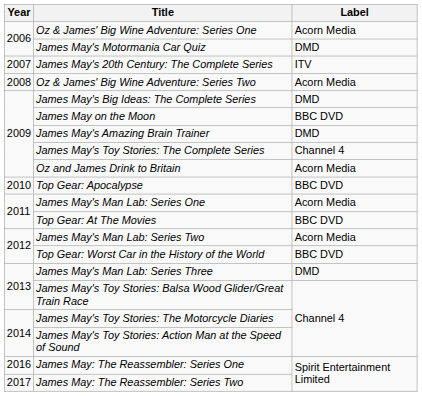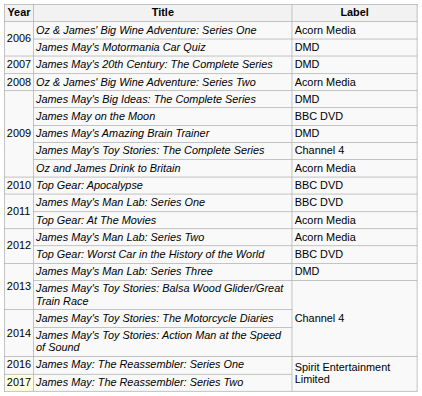(303, 64) ITV -> (307, 64) DMD
(325, 202) Acorn Media -> (319, 202) BBC DVD
(319, 220) BBC DVD -> (325, 220) Acorn Media
(19, 382) no background -> (19, 382) lightyellow background
